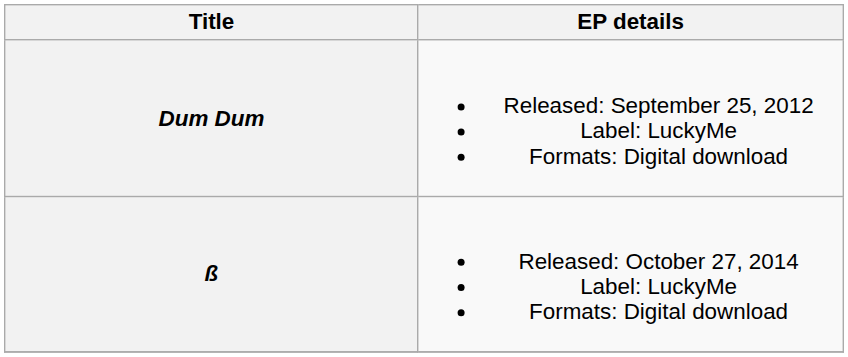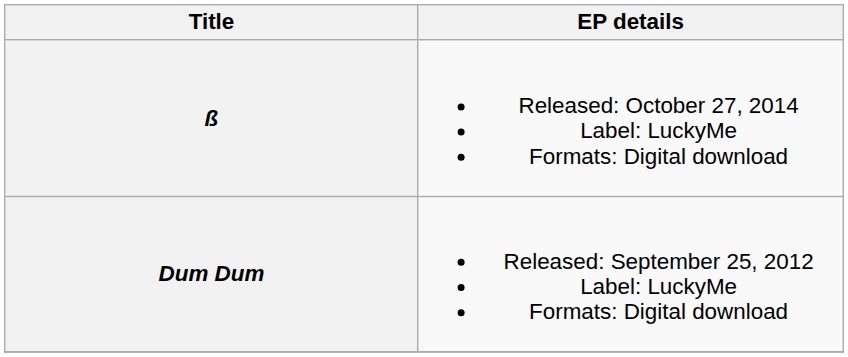rows swapped: (211, 117) <-> (211, 273)
